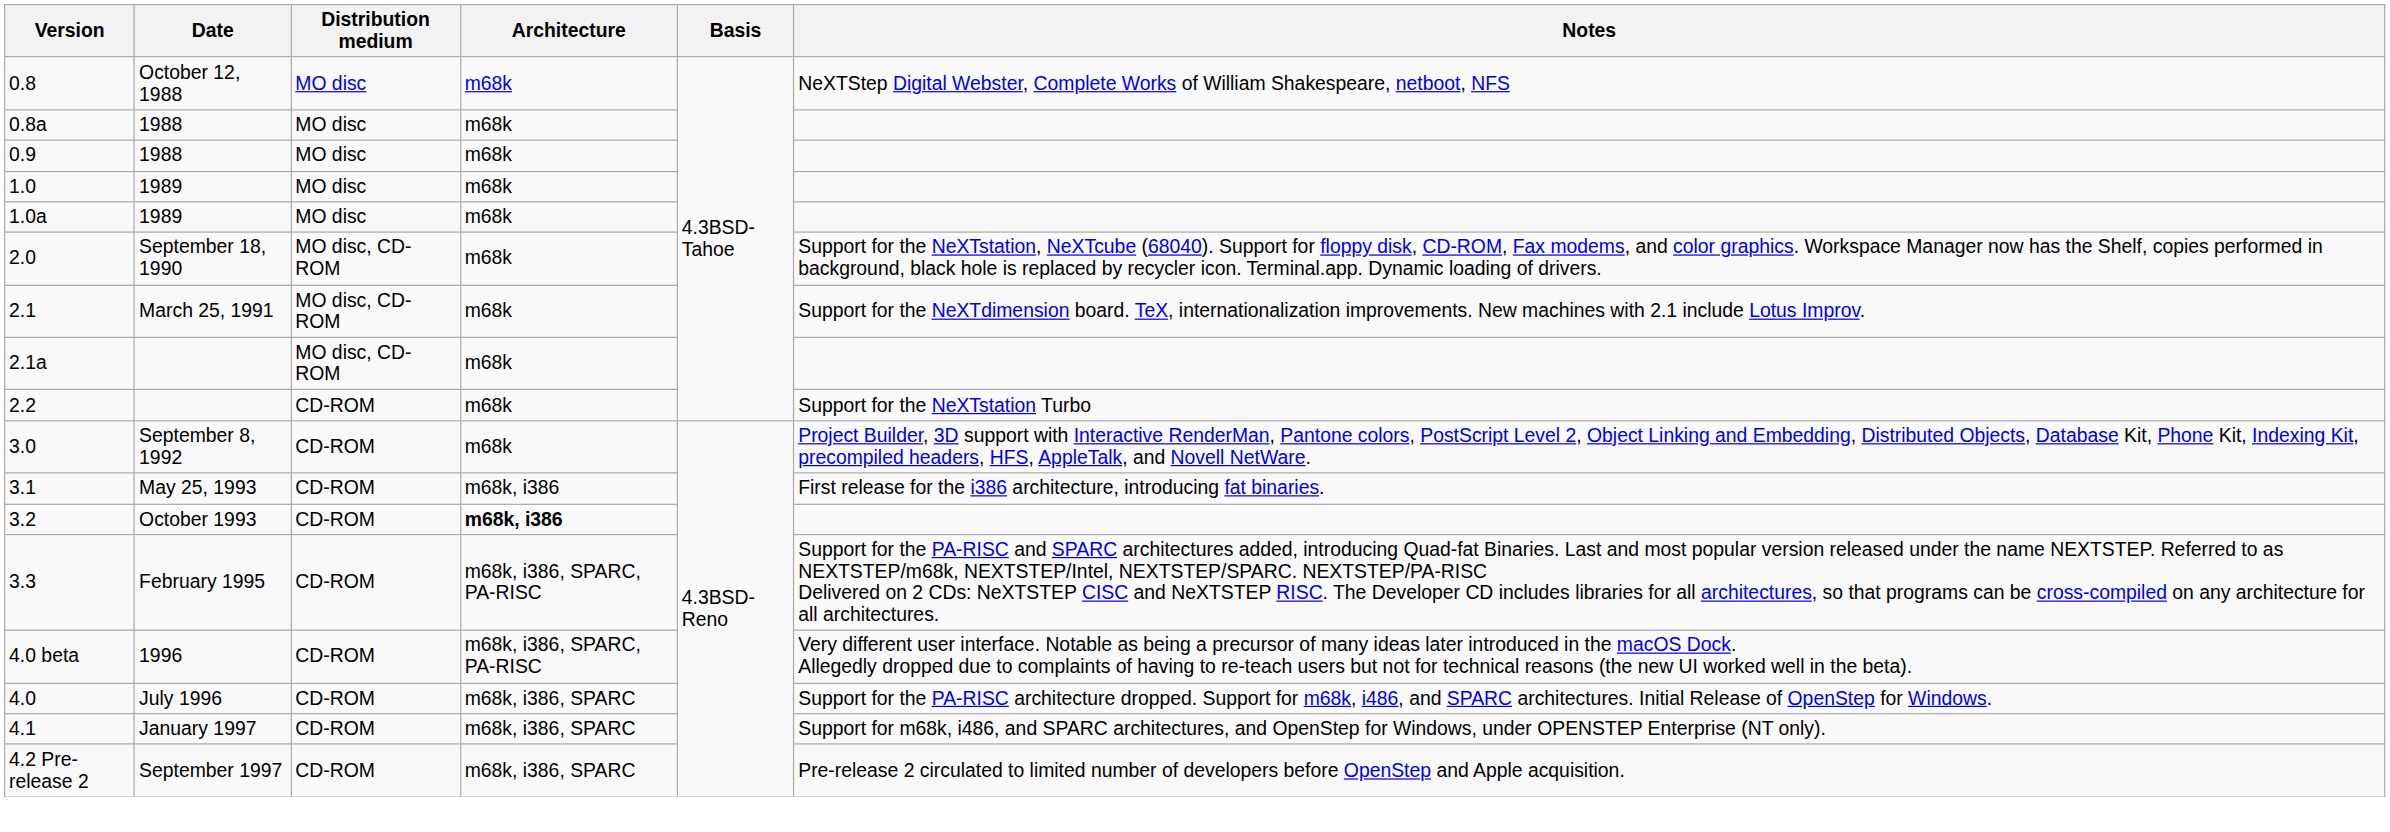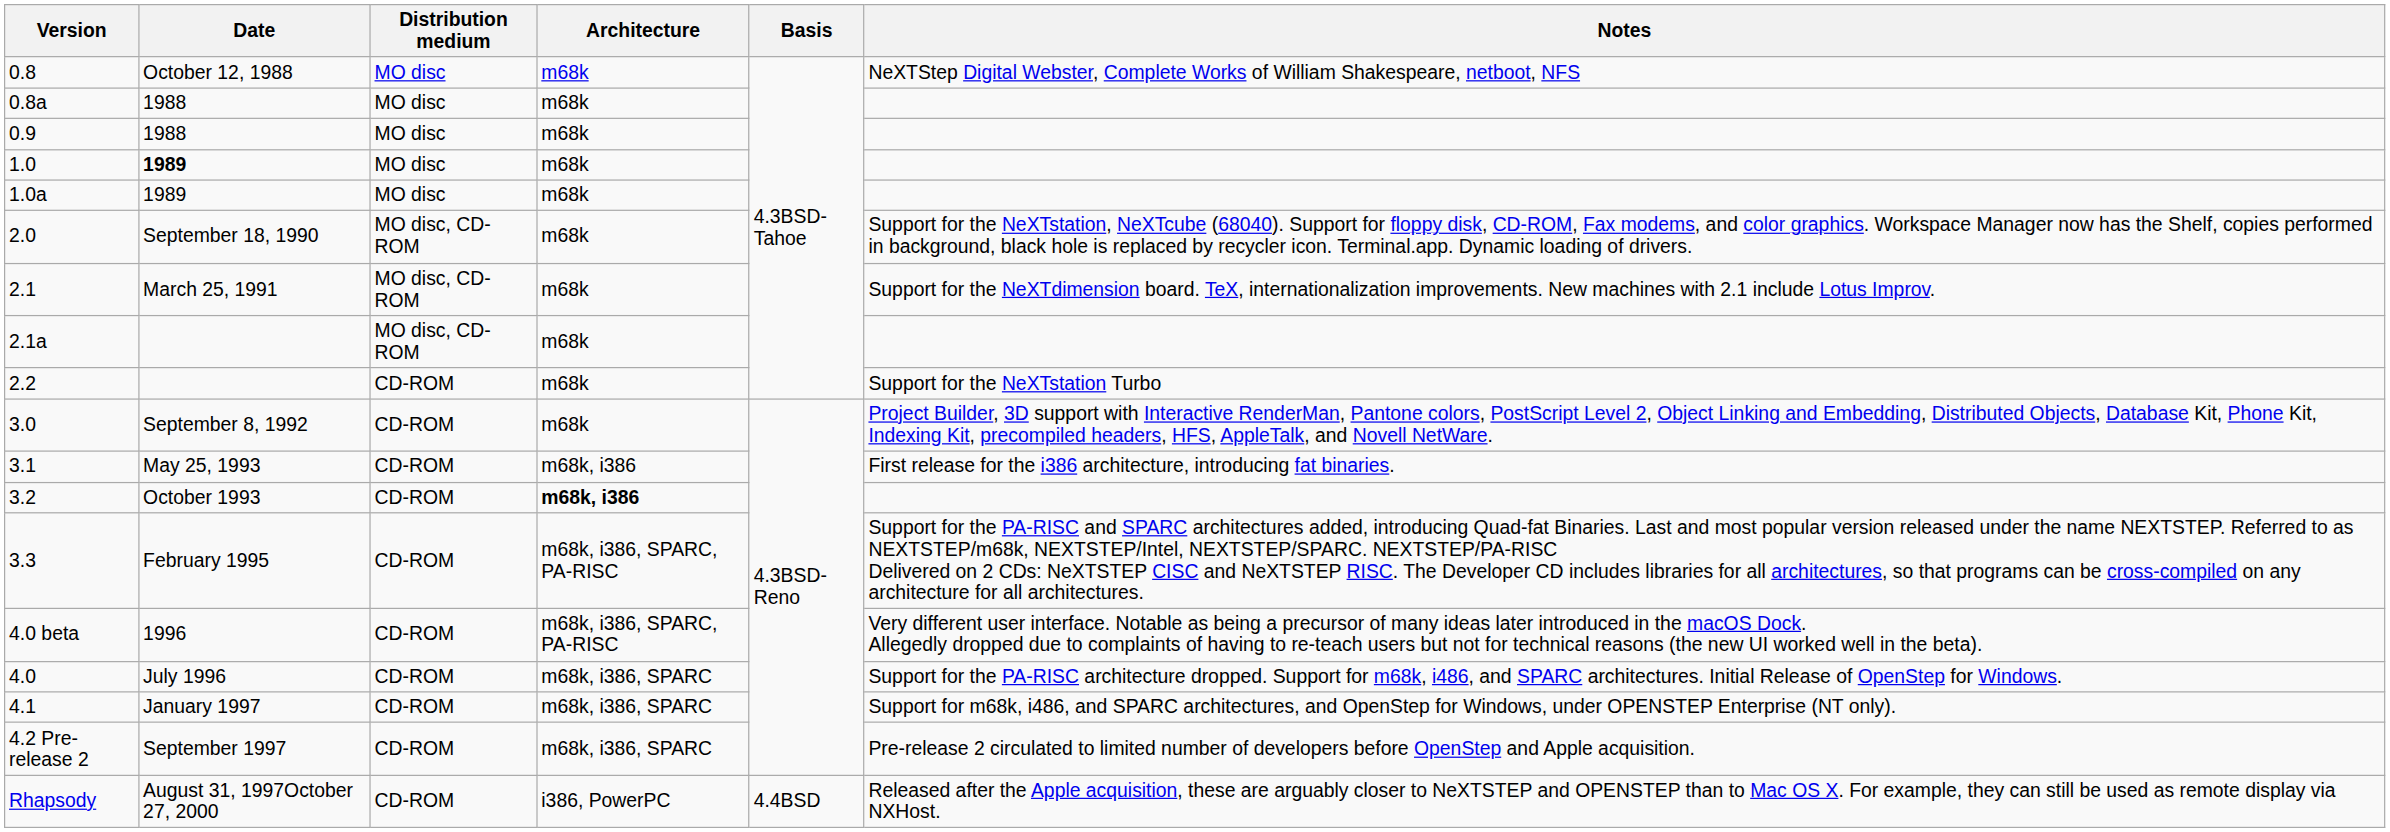(161, 186) normal -> (165, 164) bold
+ row: (53, 801)
